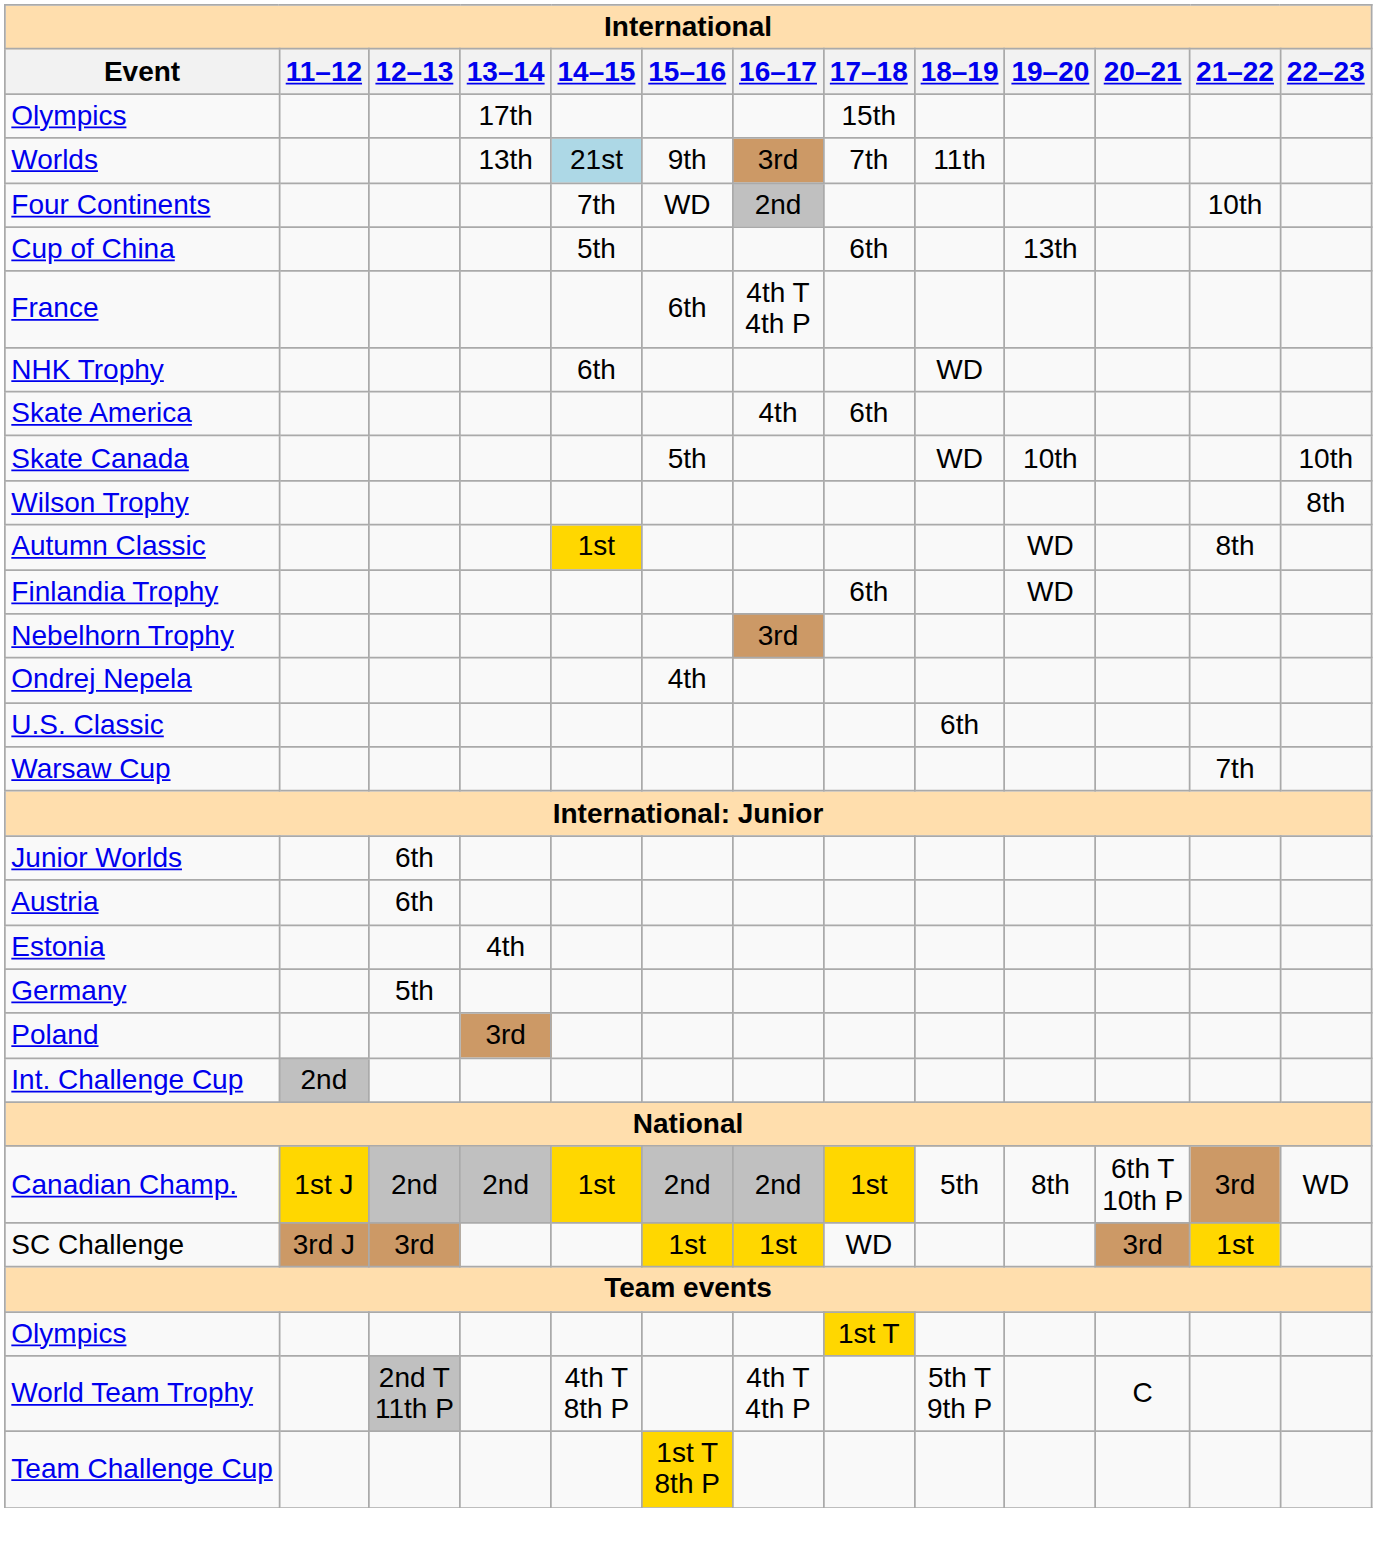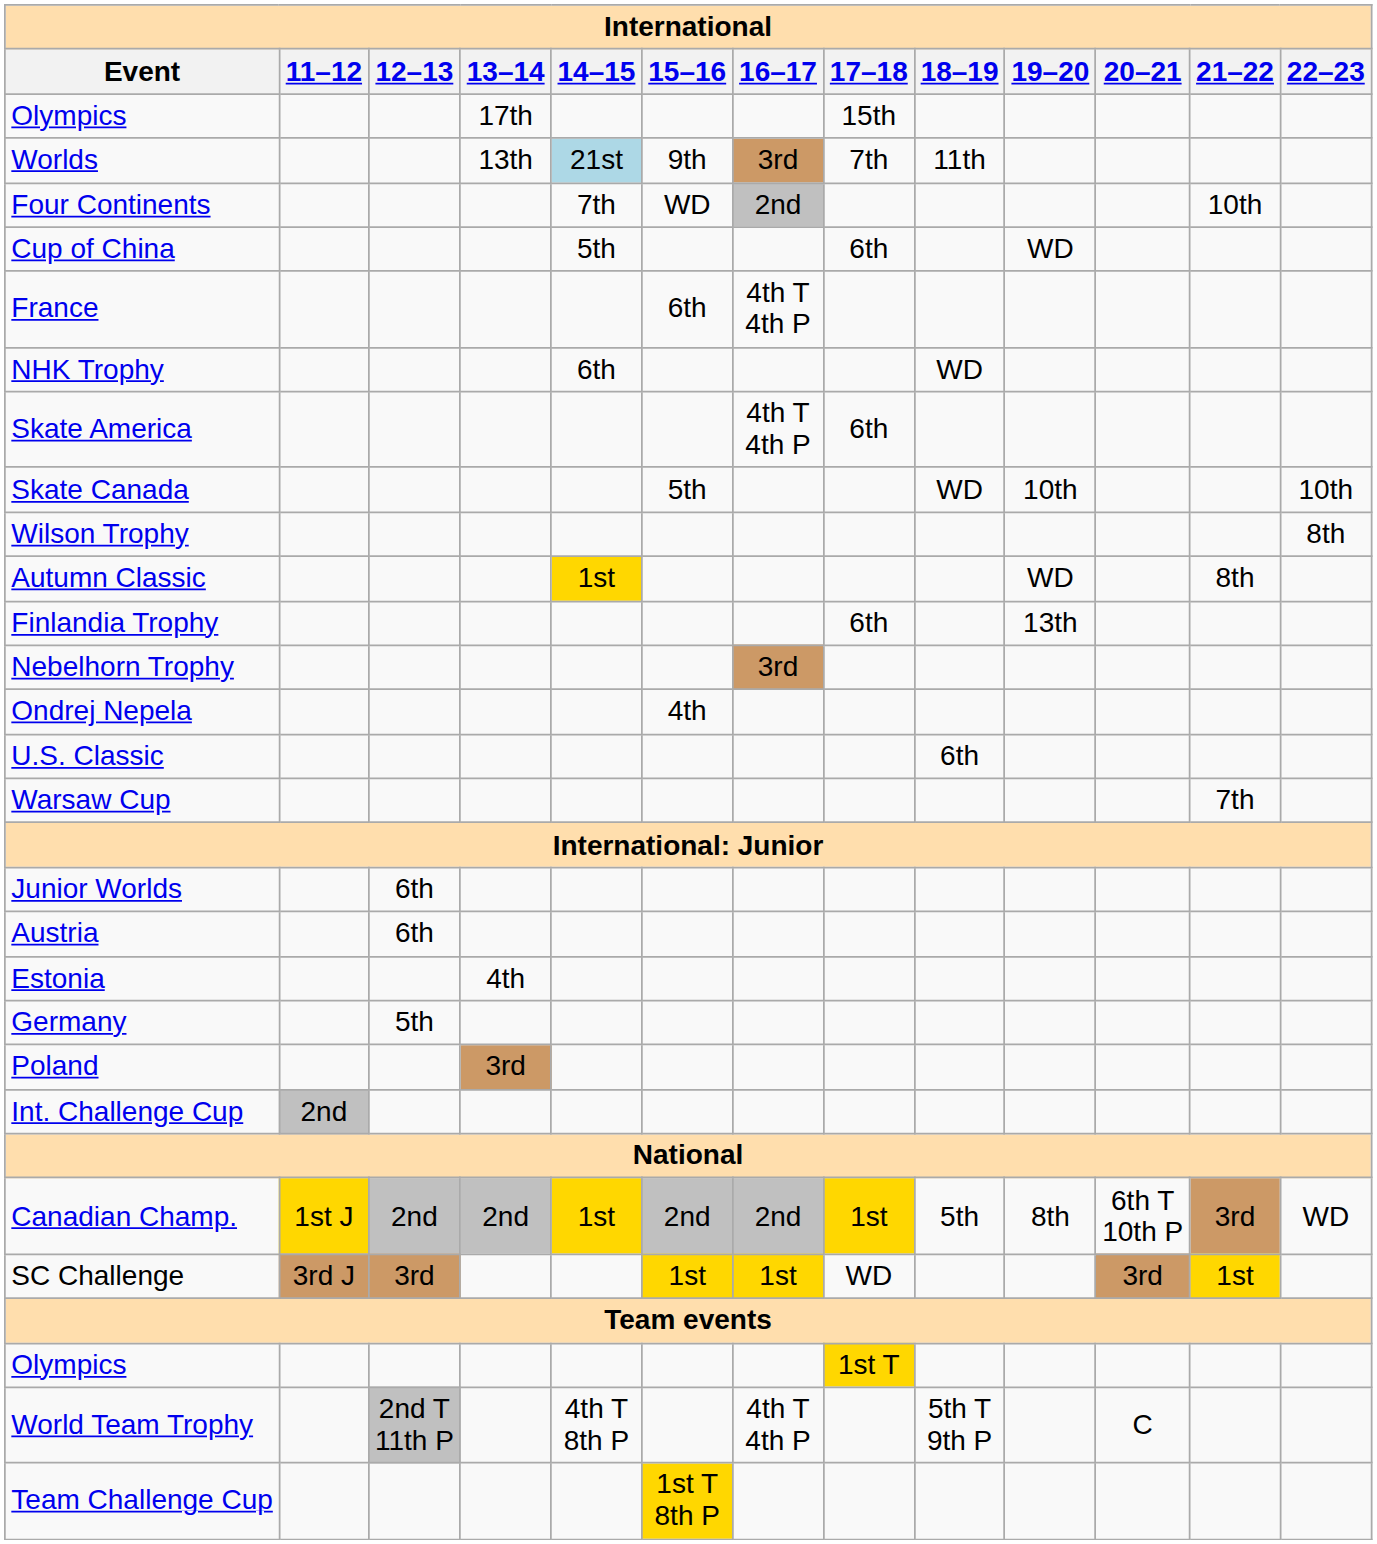(1050, 248) 13th -> (1050, 248) WD
(778, 413) 4th -> (778, 429) 4th T 4th P
(1050, 591) WD -> (1050, 622) 13th
